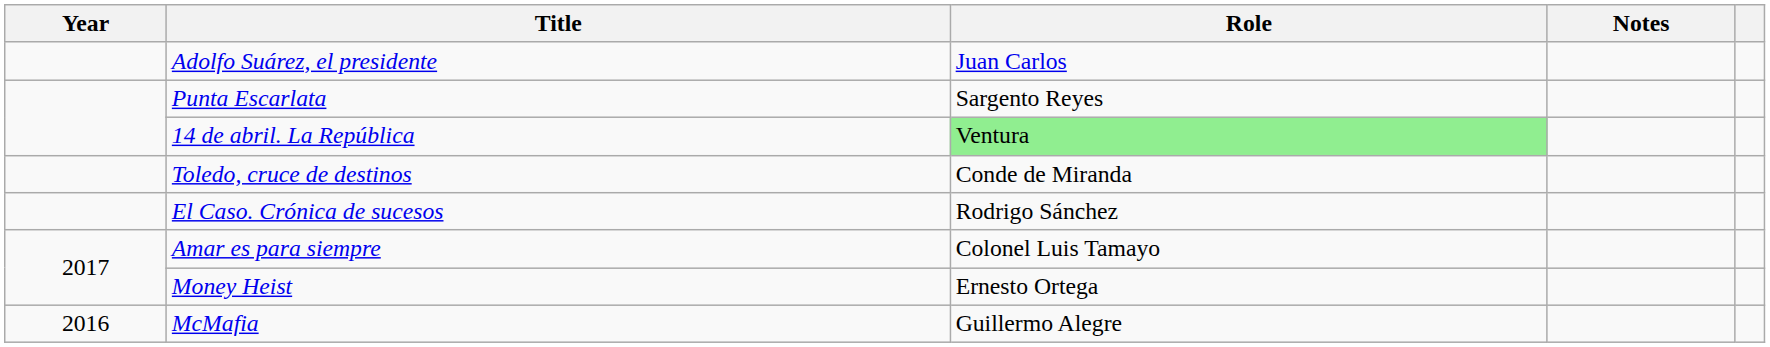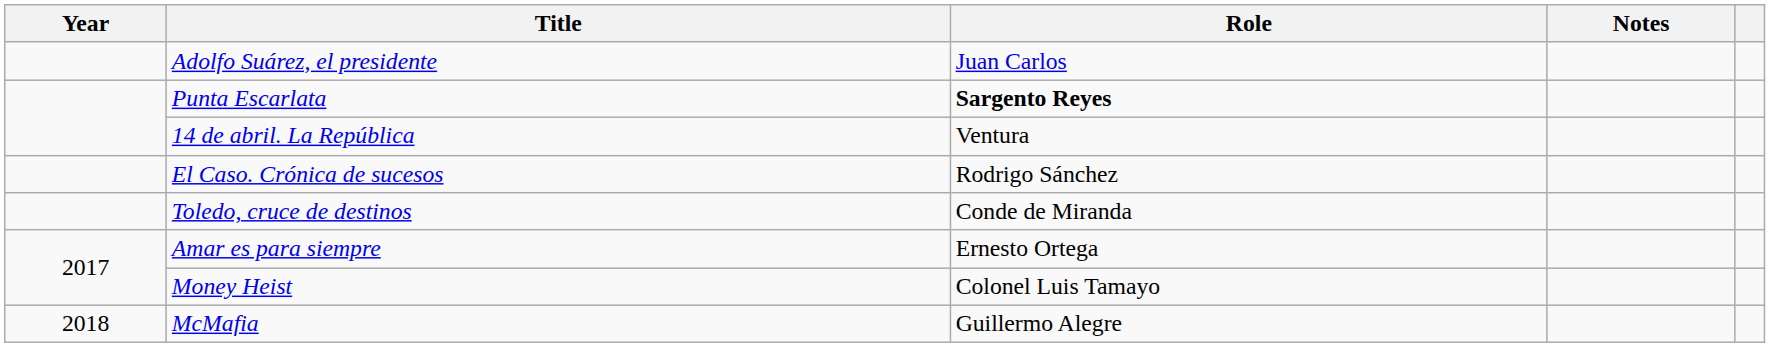(1029, 98) normal -> (1034, 98) bold
(992, 135) lightgreen background -> (992, 135) no background
rows swapped: (292, 173) <-> (308, 211)
(1058, 248) Colonel Luis Tamayo -> (1027, 248) Ernesto Ortega
(1027, 286) Ernesto Ortega -> (1058, 286) Colonel Luis Tamayo
(86, 323) 2016 -> (86, 323) 2018
